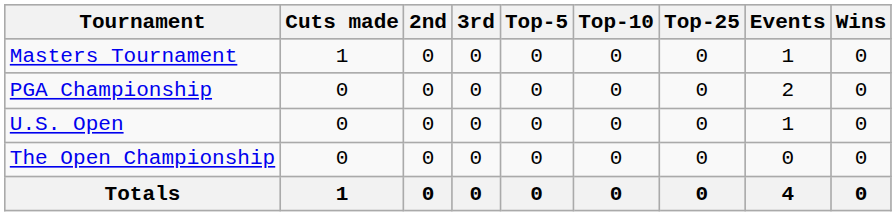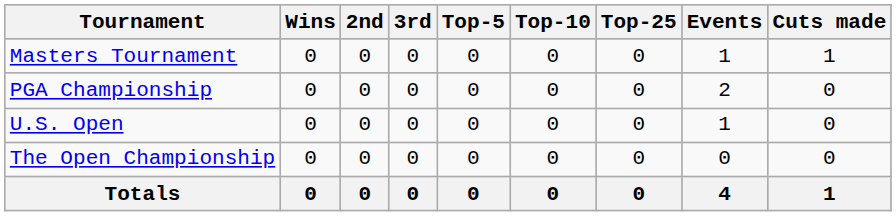columns swapped: (861, 22) <-> (342, 22)
